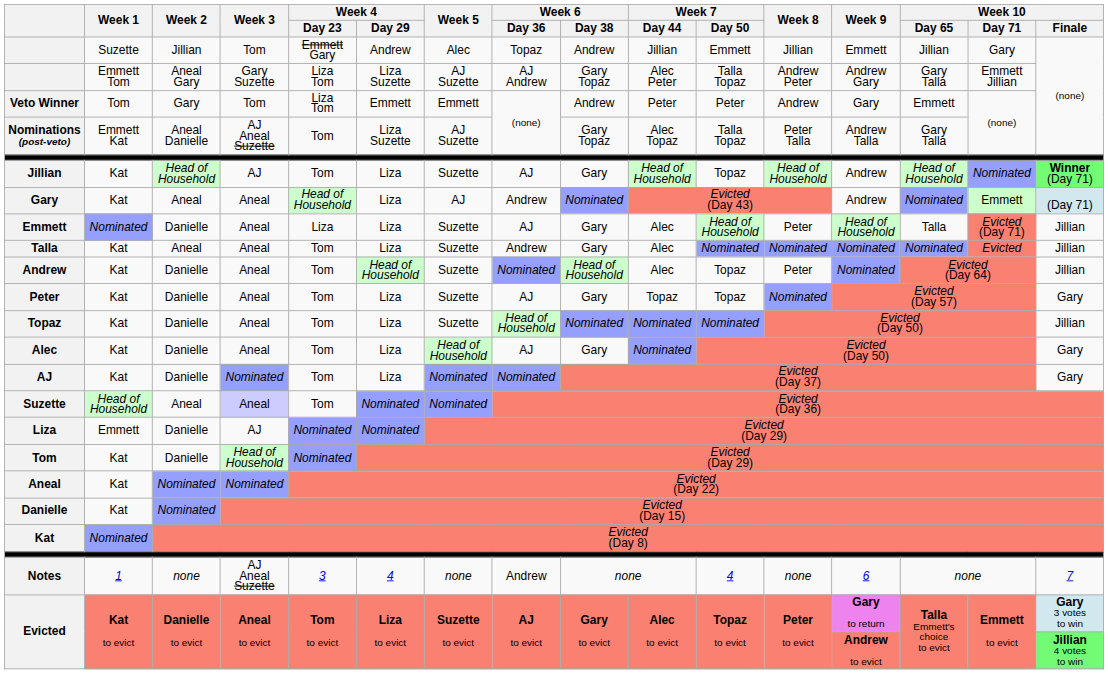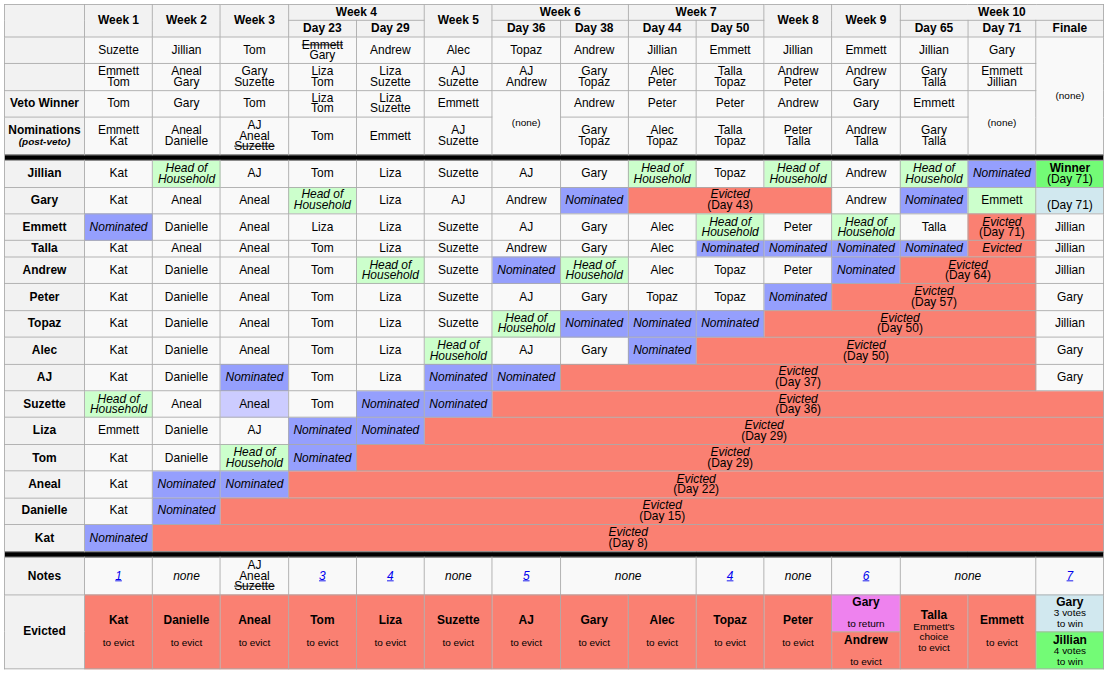(390, 103) Emmett -> (390, 103) Liza Suzette
(390, 135) Liza Suzette -> (390, 135) Emmett
(526, 575) Andrew -> (526, 575) 5
